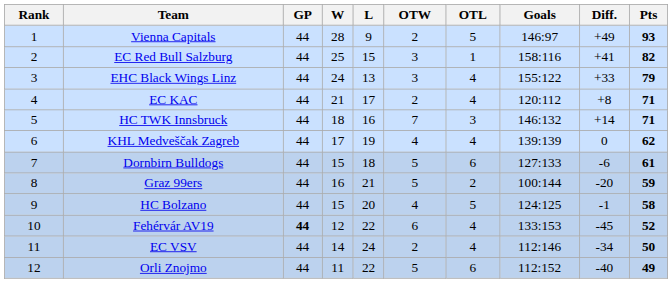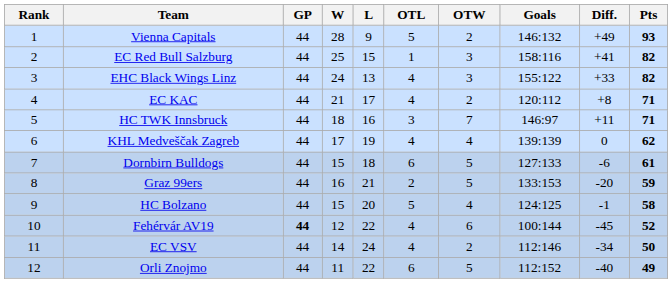columns swapped: (415, 15) <-> (473, 15)
(540, 36) 146:97 -> (540, 36) 146:132
(649, 78) 79 -> (649, 78) 82
(540, 120) 146:132 -> (540, 120) 146:97
(604, 120) +14 -> (604, 120) +11
(540, 183) 100:144 -> (540, 183) 133:153
(540, 225) 133:153 -> (540, 225) 100:144
